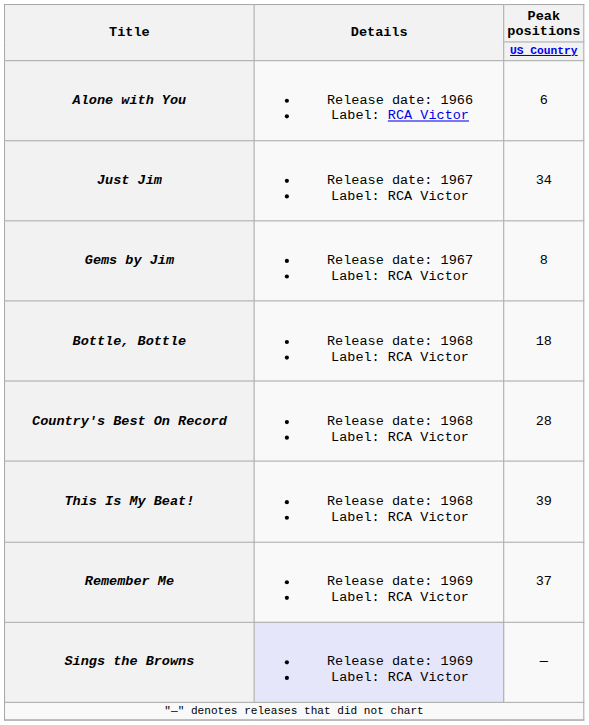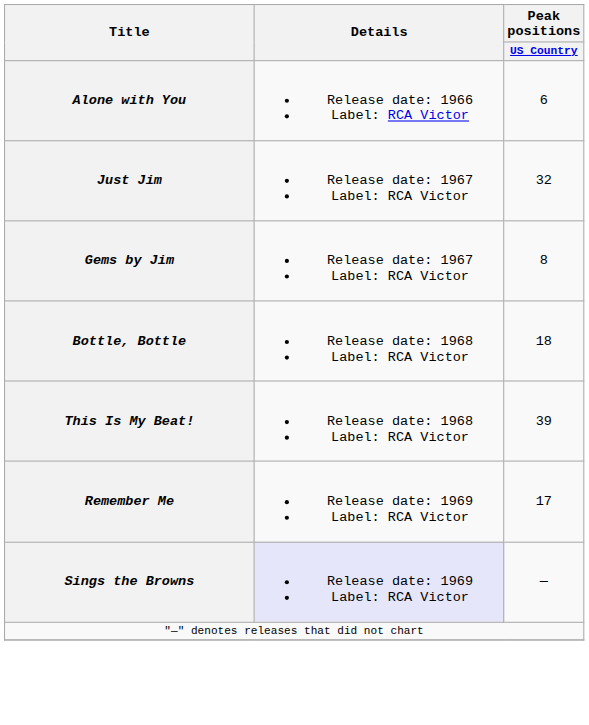(544, 181) 34 -> (544, 181) 32
- row: (129, 421)
(544, 582) 37 -> (544, 502) 17
